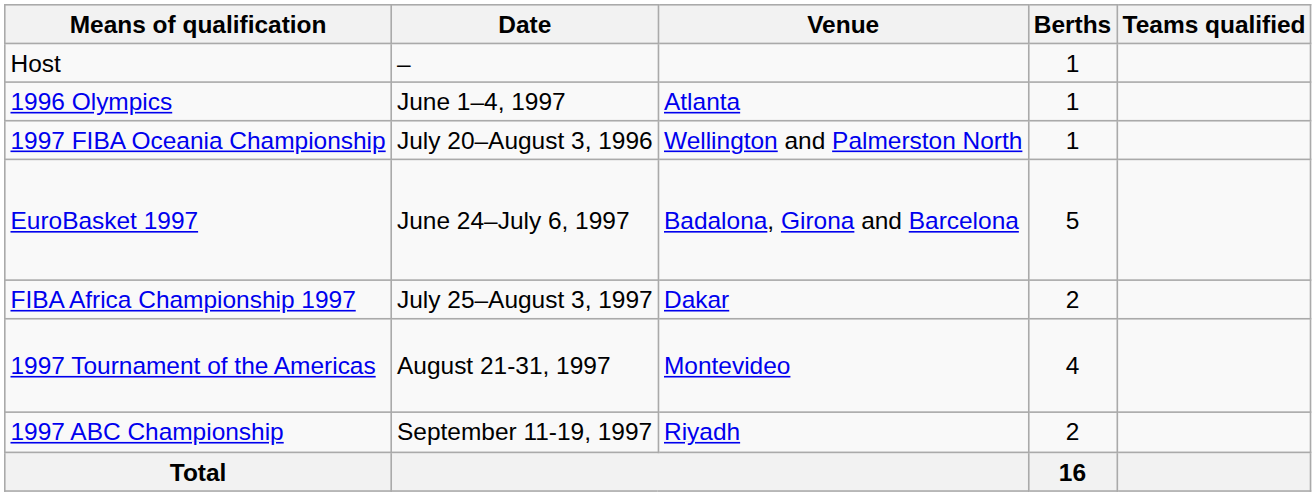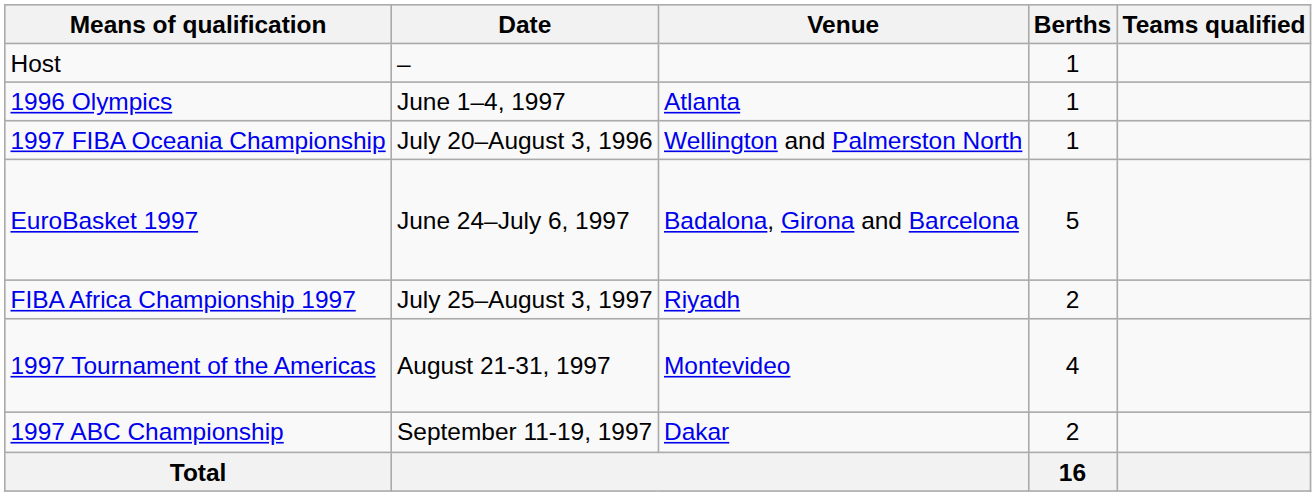(697, 300) Dakar -> (702, 300) Riyadh
(702, 432) Riyadh -> (697, 432) Dakar
